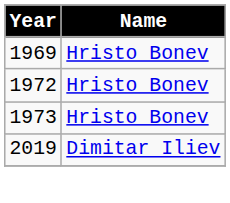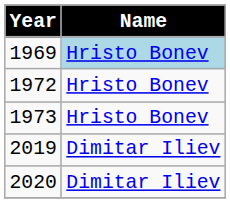(137, 53) no background -> (137, 53) lightblue background
+ row: (33, 182)
